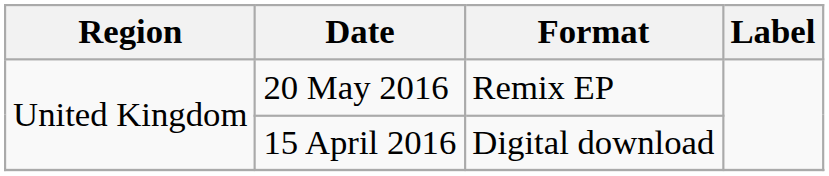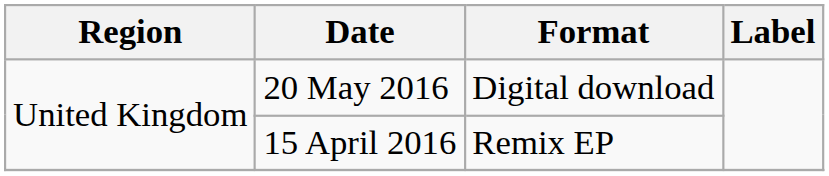(543, 87) Remix EP -> (593, 87) Digital download
(593, 142) Digital download -> (543, 142) Remix EP
